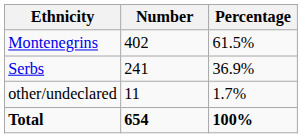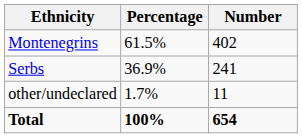columns swapped: (165, 17) <-> (253, 17)
